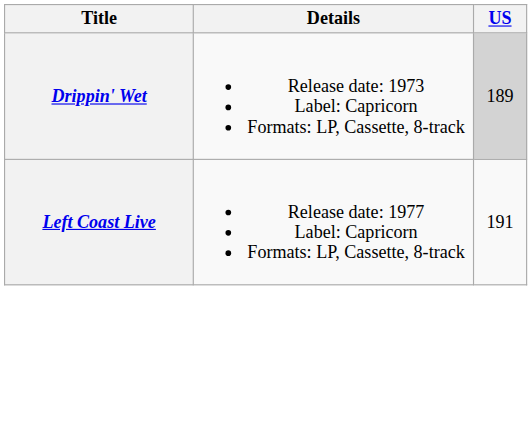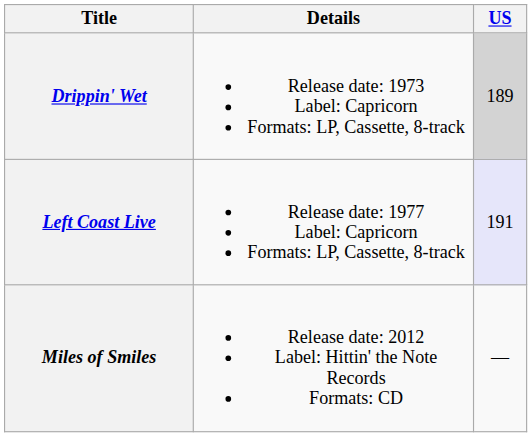(500, 221) no background -> (500, 221) lavender background
+ row: (99, 357)
